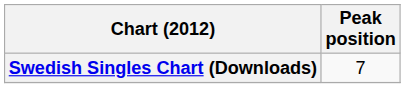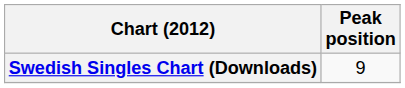(361, 67) 7 -> (361, 67) 9
